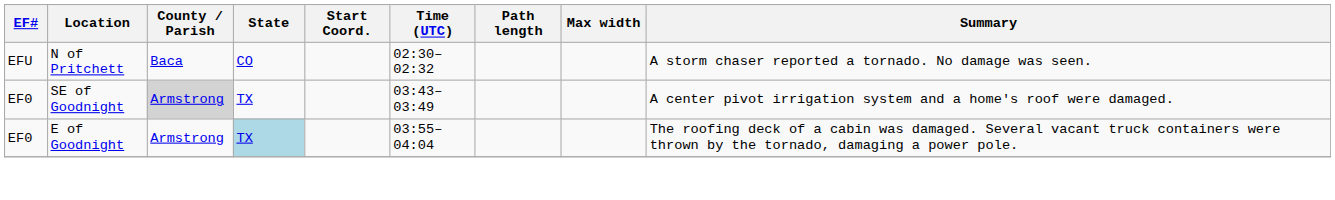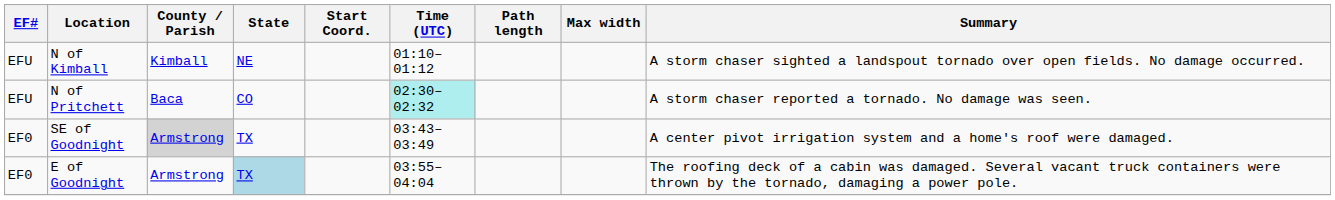+ row: (79, 62)
(418, 62) no background -> (418, 100) paleturquoise background
